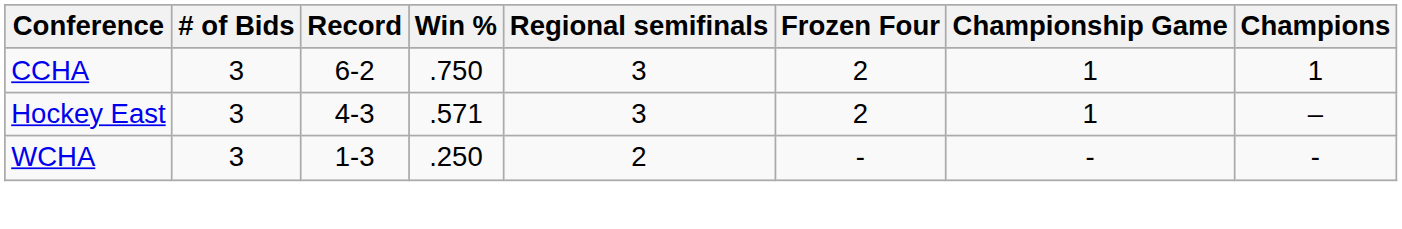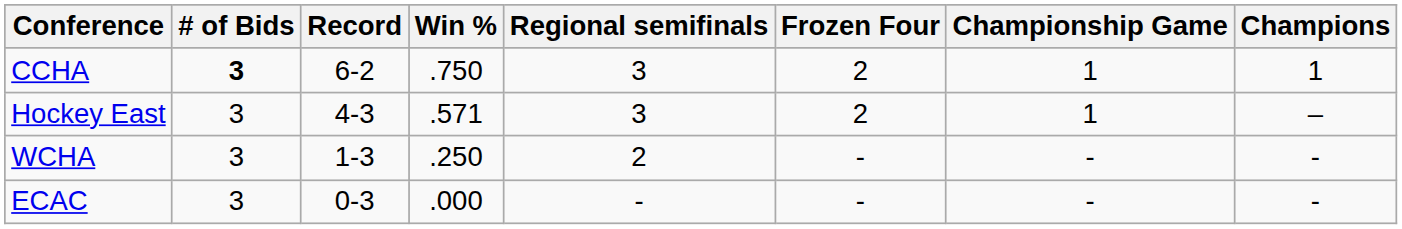(236, 69) normal -> (236, 69) bold
+ row: (49, 200)
